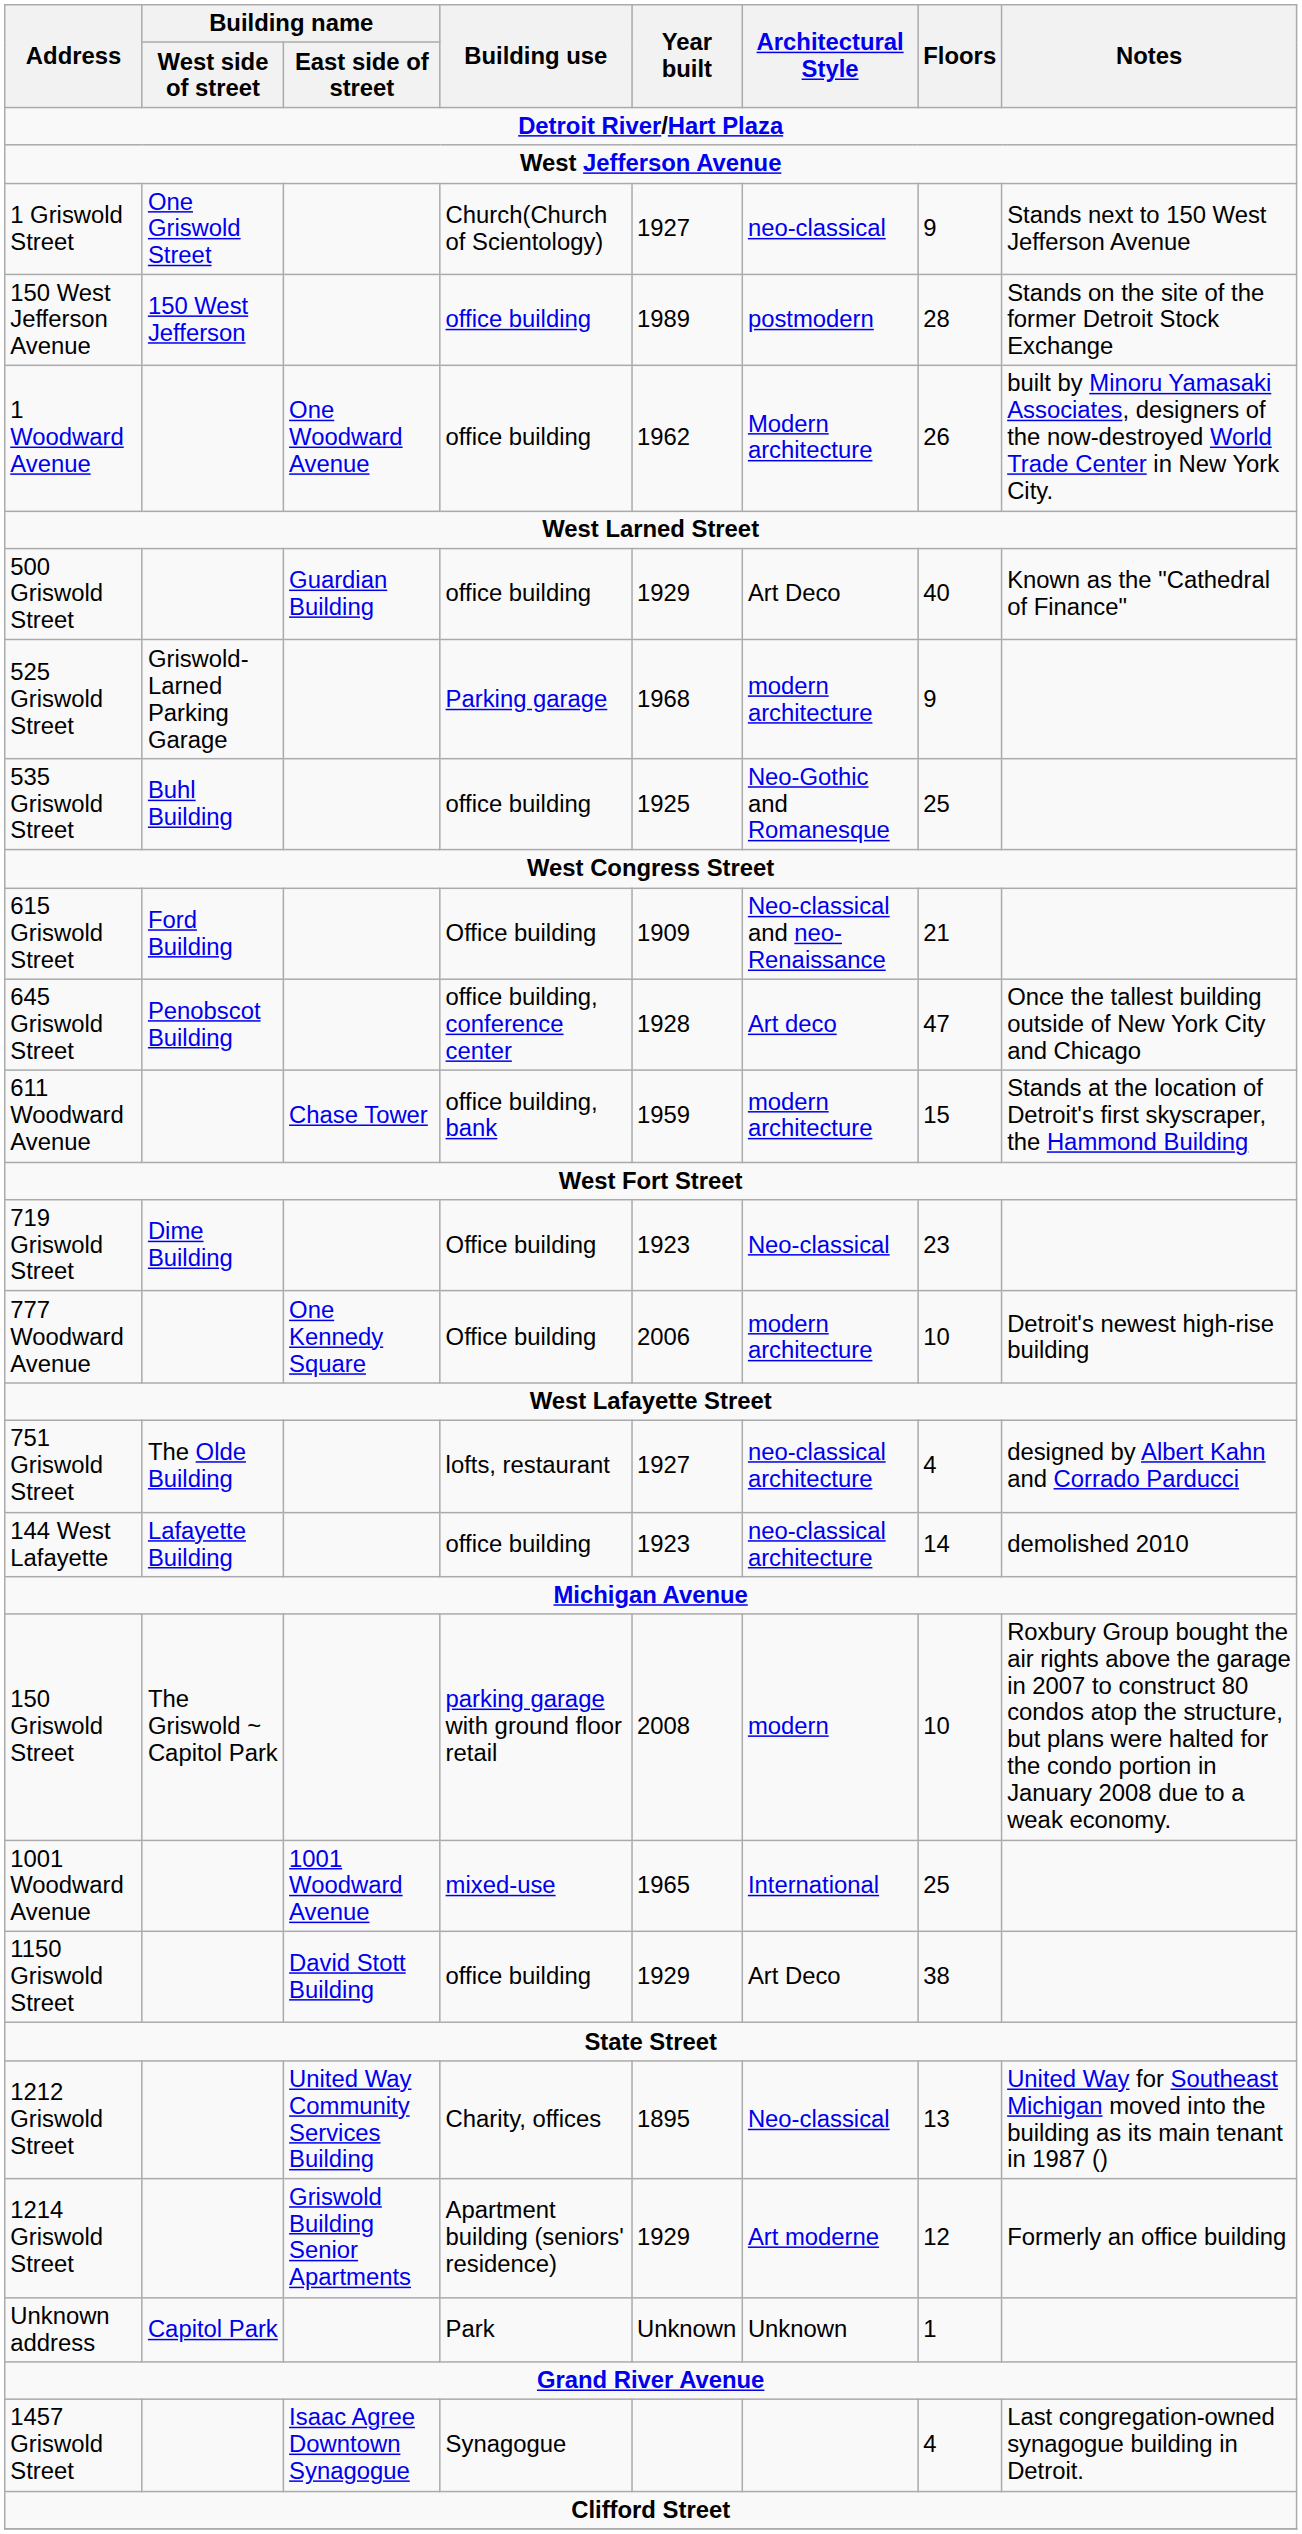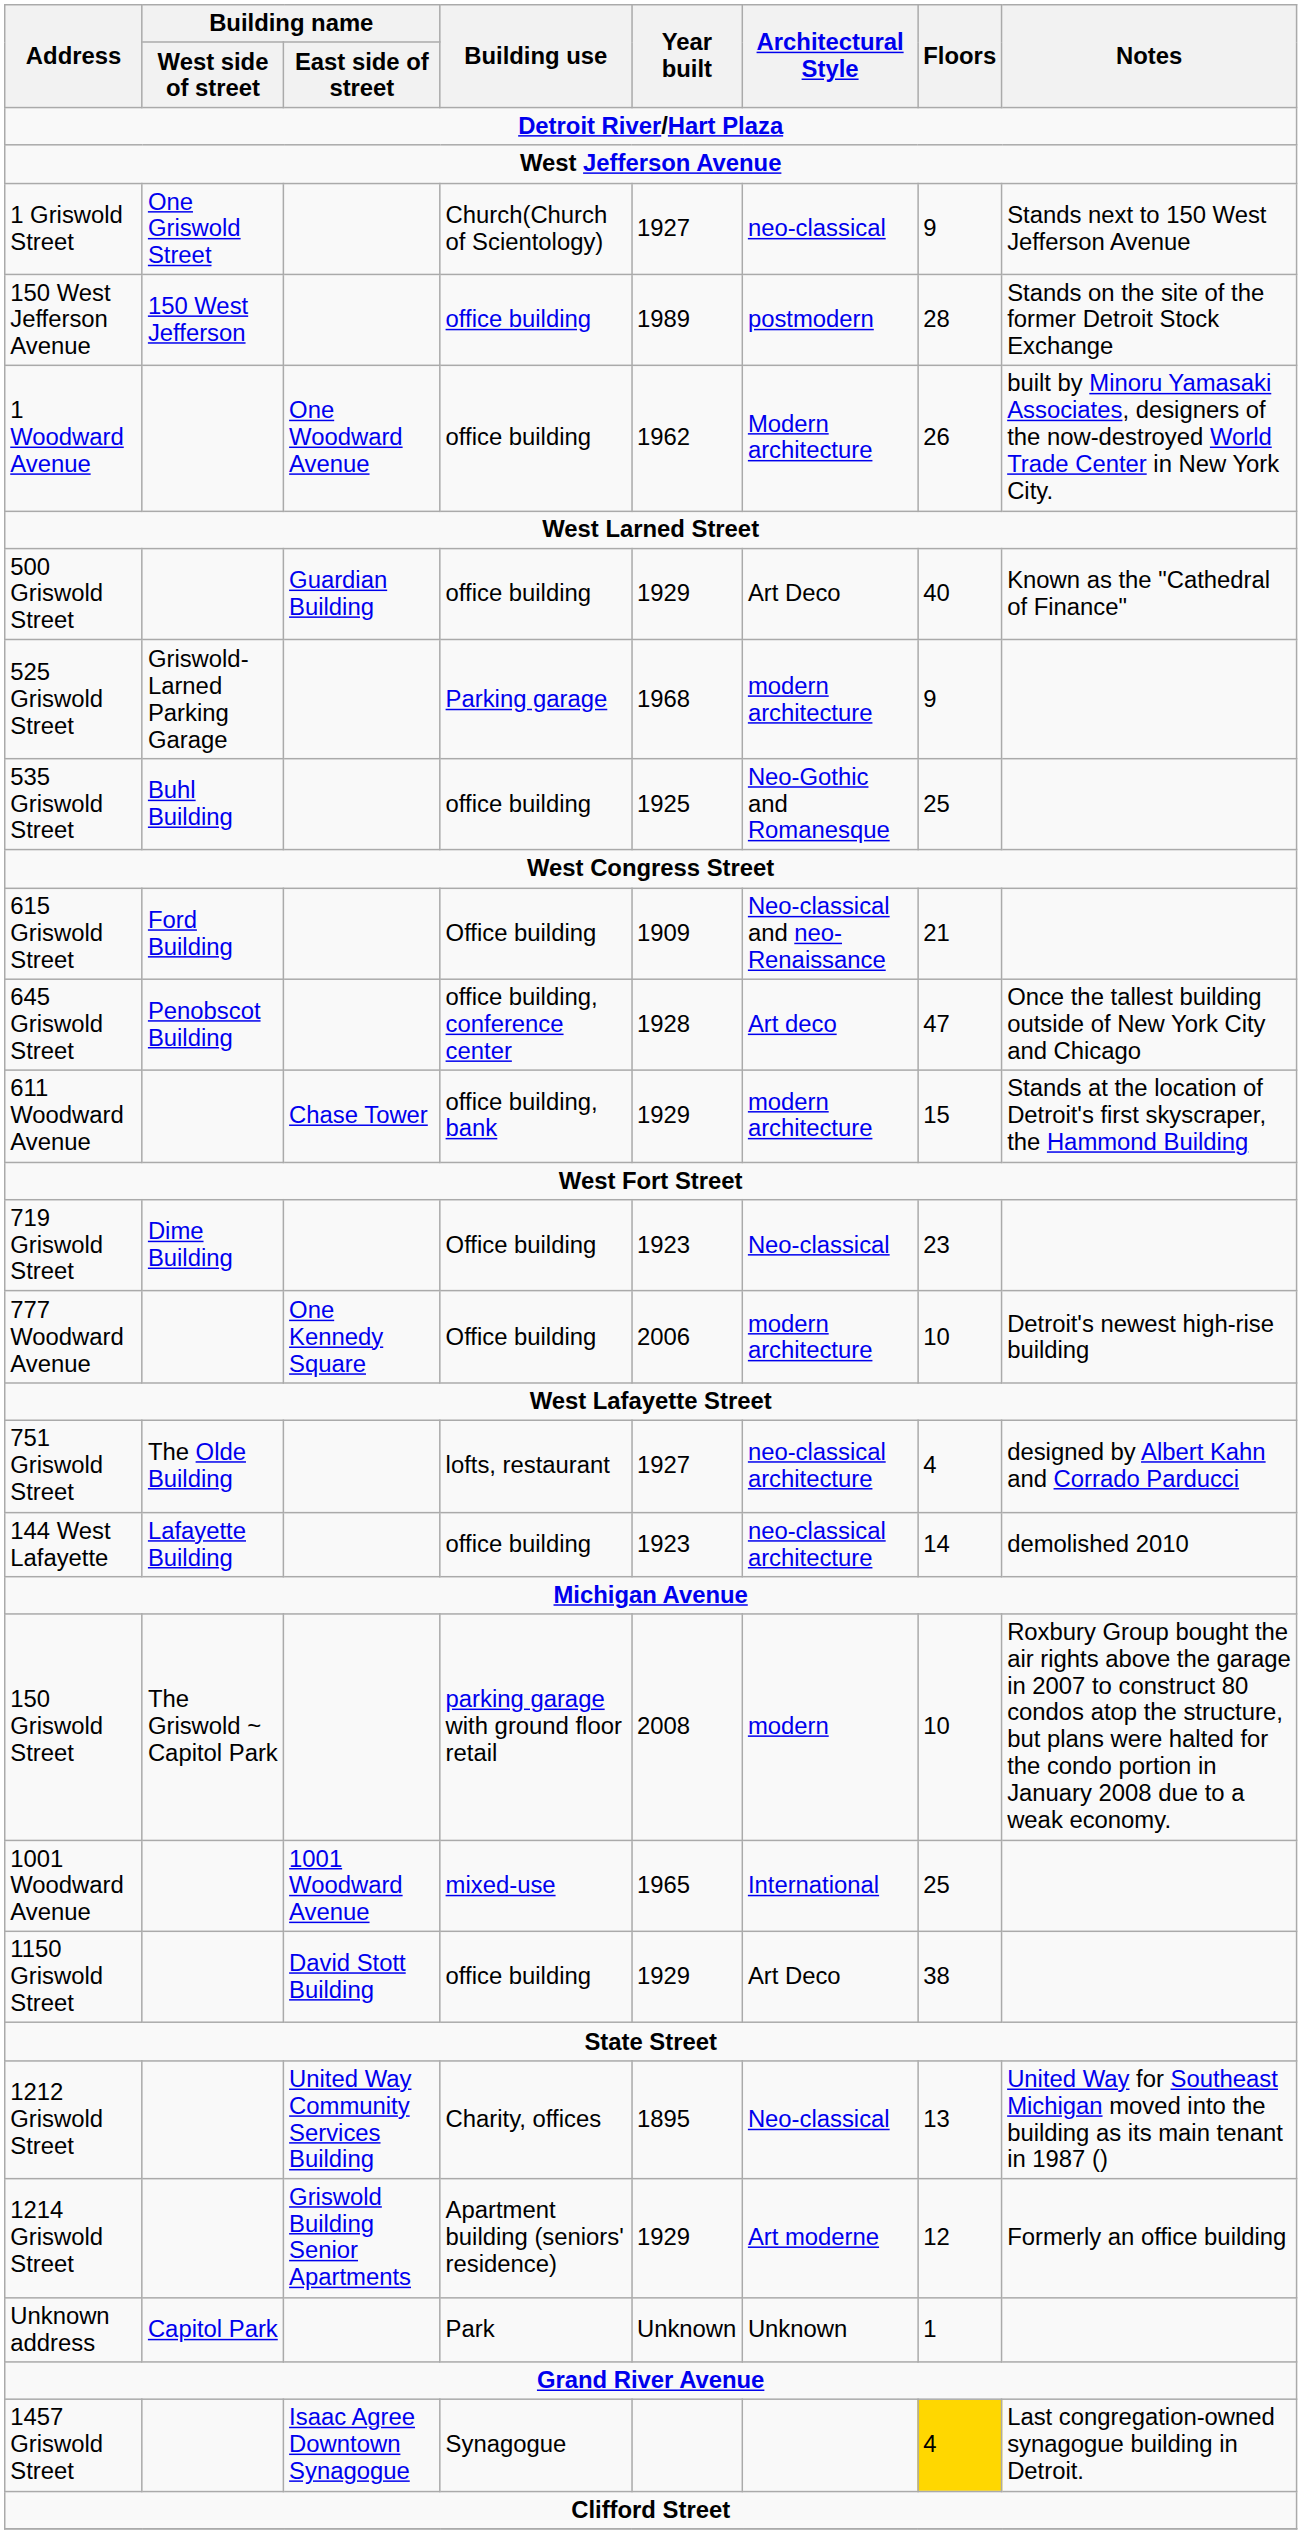(663, 1115) 1959 -> (663, 1115) 1929
(930, 2445) no background -> (930, 2445) gold background
